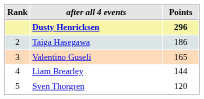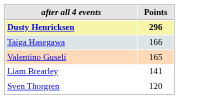- column: (17, 12)
(181, 42) 186 -> (156, 42) 166
(181, 72) 144 -> (156, 72) 141
